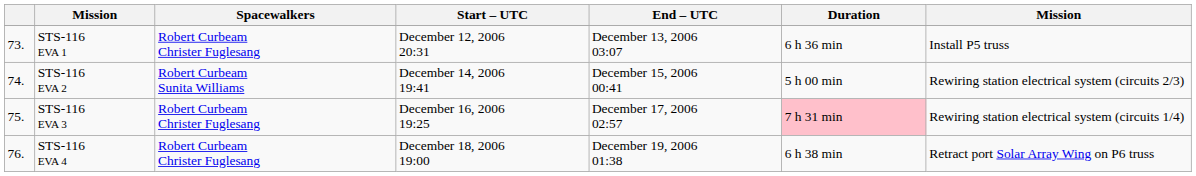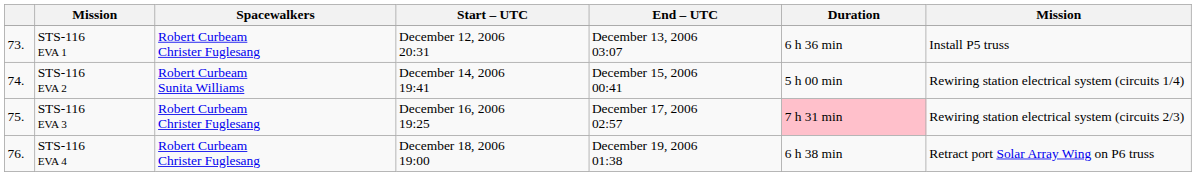(1057, 80) Rewiring station electrical system (circuits 2/3) -> (1057, 80) Rewiring station electrical system (circuits 1/4)
(1057, 116) Rewiring station electrical system (circuits 1/4) -> (1057, 116) Rewiring station electrical system (circuits 2/3)
